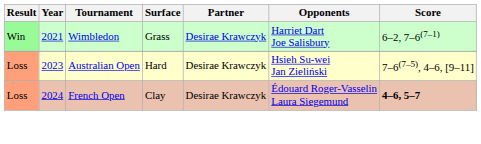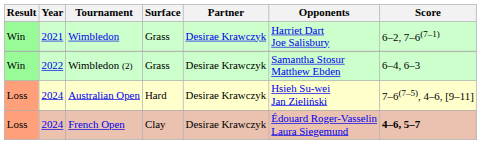+ row: (100, 65)
(52, 65) 2023 -> (52, 95) 2024
